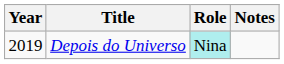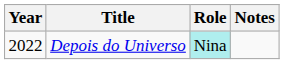(25, 44) 2019 -> (25, 44) 2022
